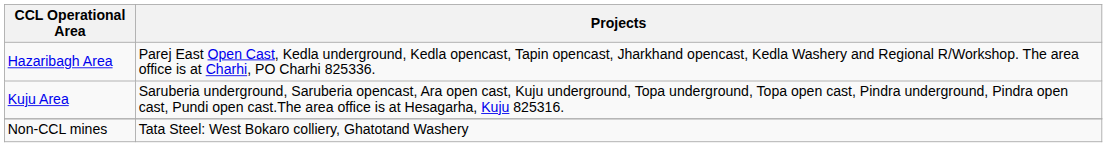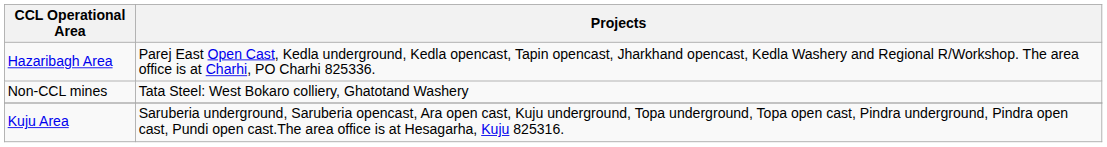rows swapped: (38, 99) <-> (58, 130)
